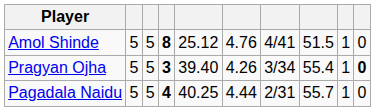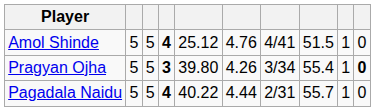(166, 42) 8 -> (166, 42) 4
(198, 67) 39.40 -> (198, 67) 39.80
(198, 93) 40.25 -> (198, 93) 40.22
